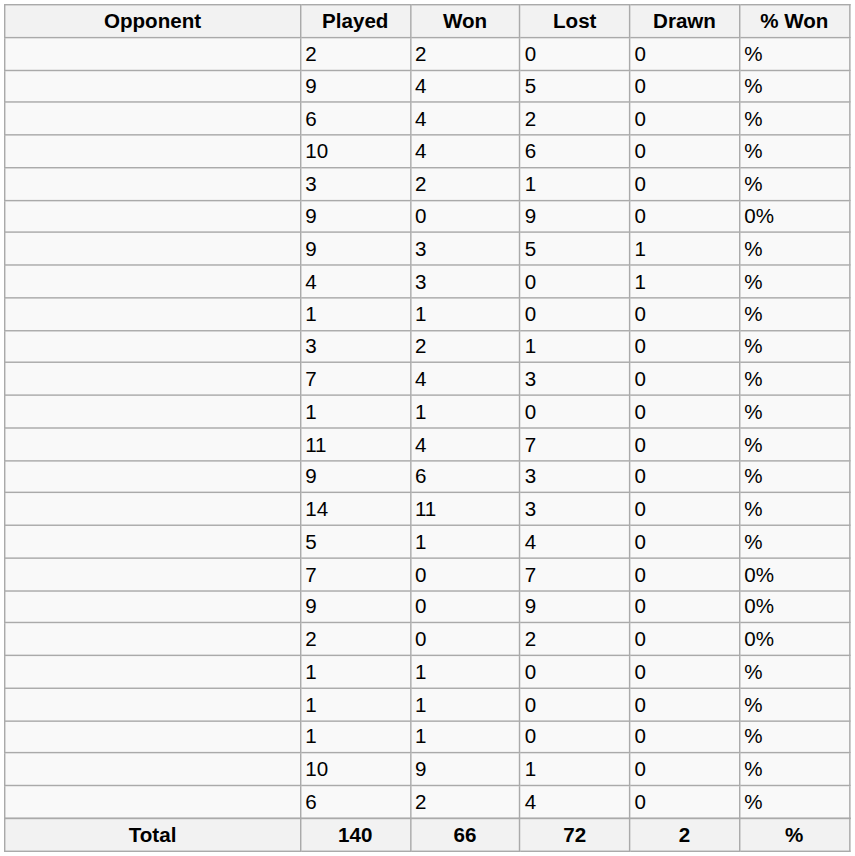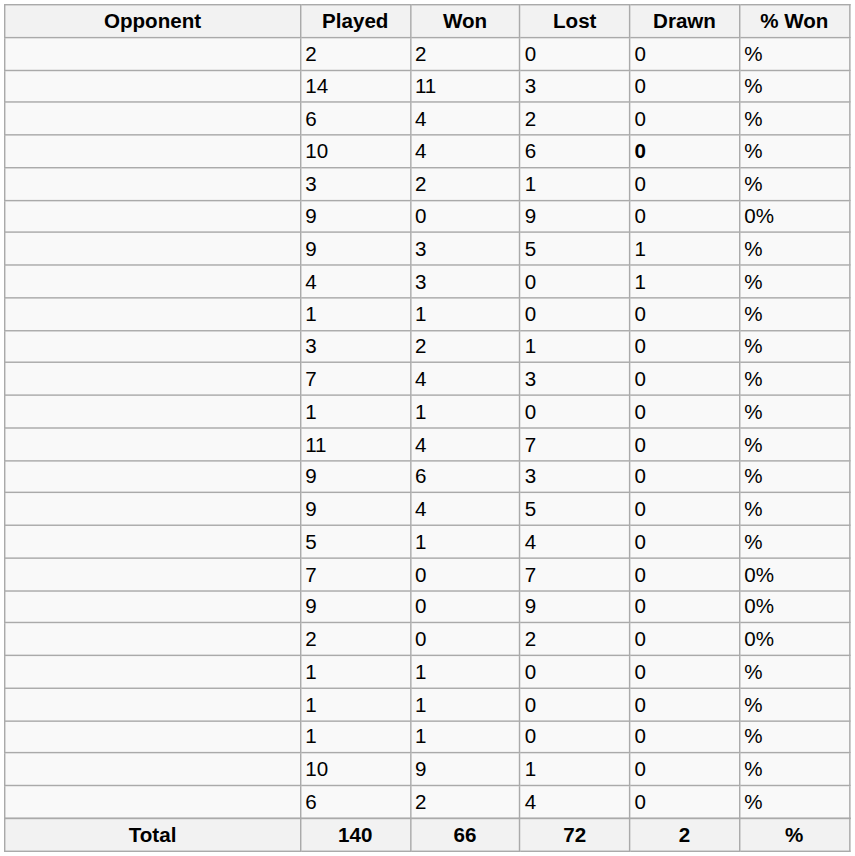rows swapped: (311, 86) <-> (317, 509)
(640, 152) normal -> (640, 152) bold
